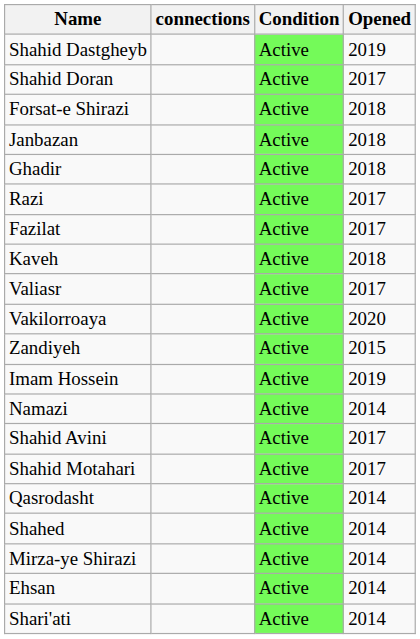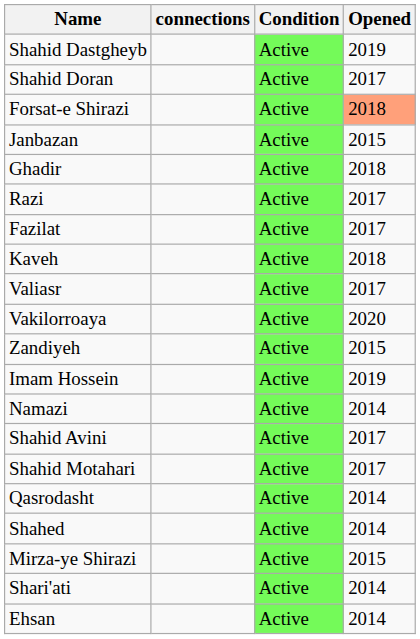(367, 109) no background -> (367, 109) lightsalmon background
(367, 139) 2018 -> (367, 139) 2015
(367, 558) 2014 -> (367, 558) 2015
rows swapped: (40, 618) <-> (32, 588)
